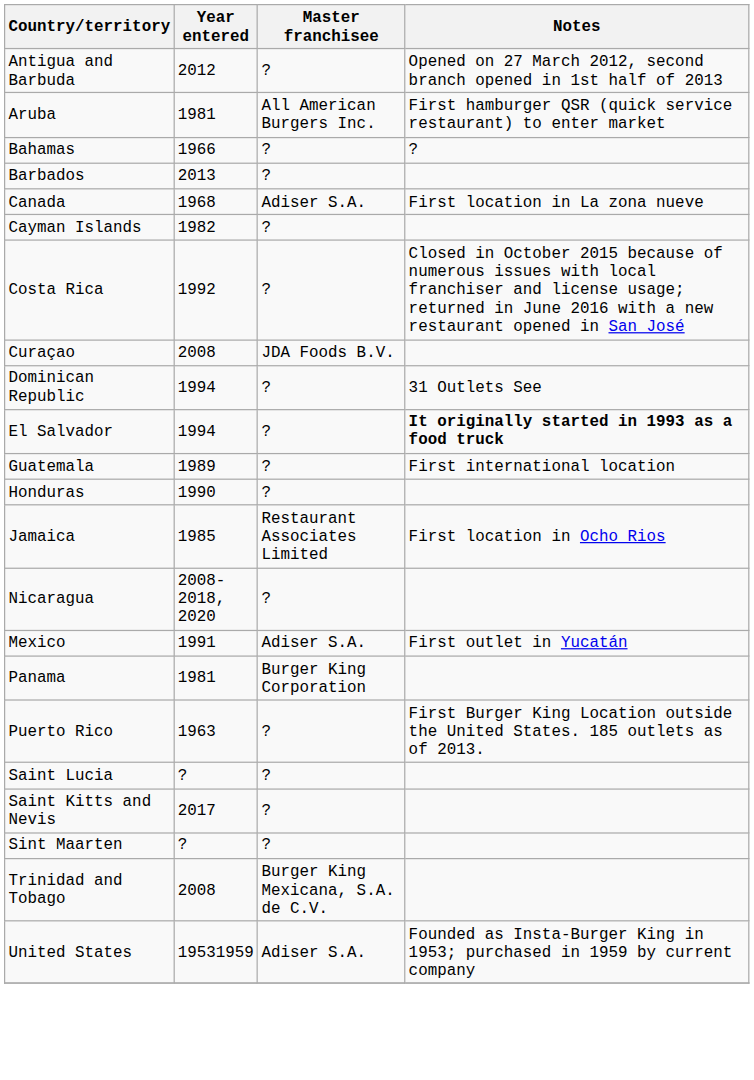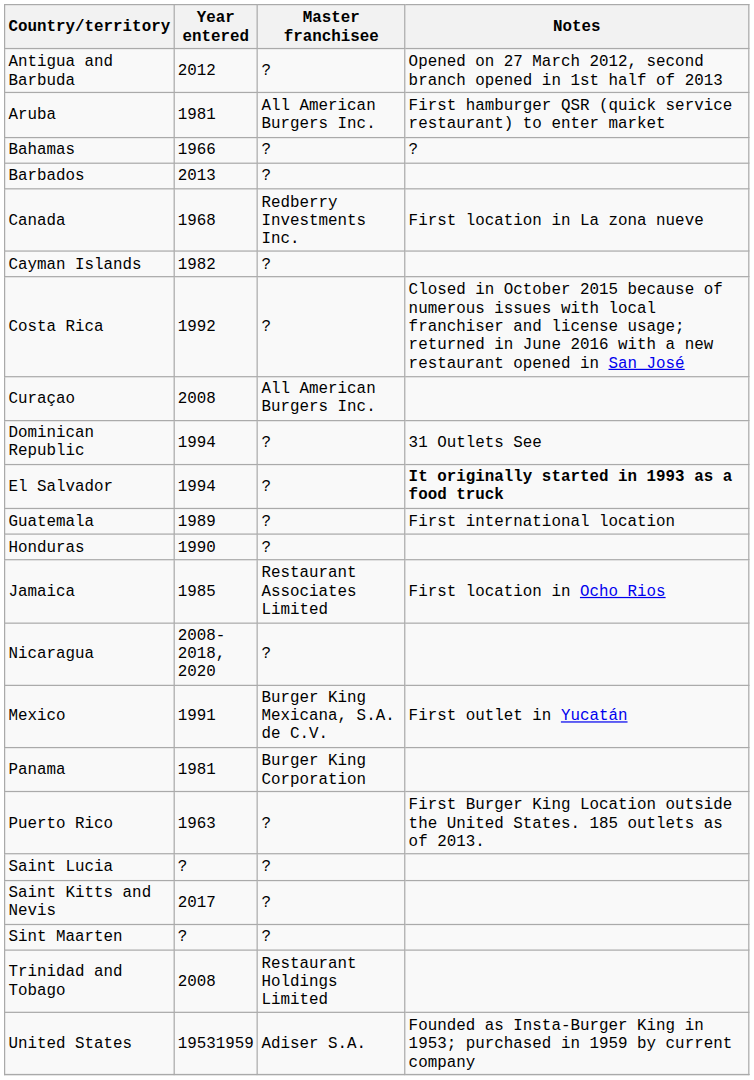(314, 202) Adiser S.A. -> (314, 220) Redberry Investments Inc.
(328, 352) JDA Foods B.V. -> (319, 398) All American Burgers Inc.
(314, 643) Adiser S.A. -> (328, 716) Burger King Mexicana, S.A. de C.V.
(328, 890) Burger King Mexicana, S.A. de C.V. -> (309, 981) Restaurant Holdings Limited
